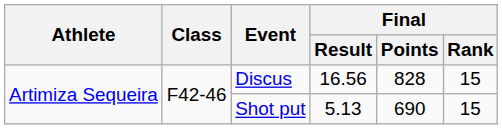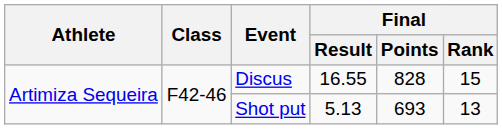(343, 80) 16.56 -> (343, 80) 16.55
(410, 109) 690 -> (410, 109) 693
(470, 109) 15 -> (470, 109) 13
